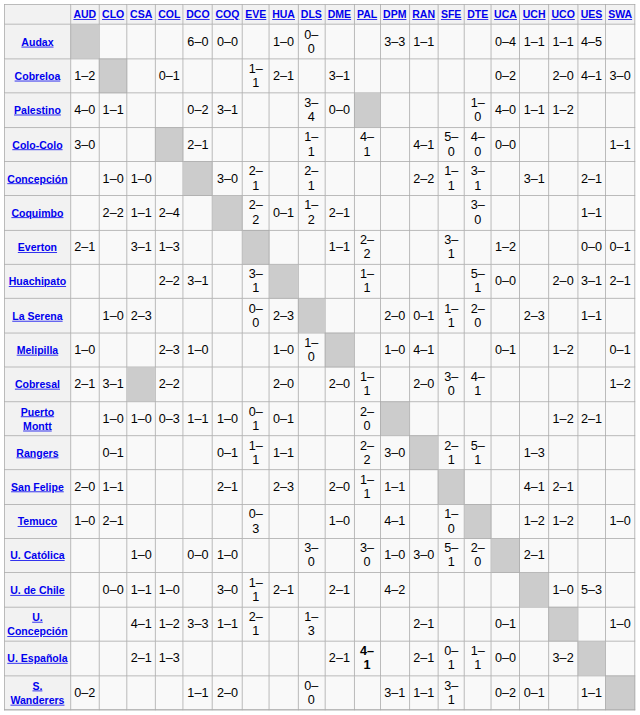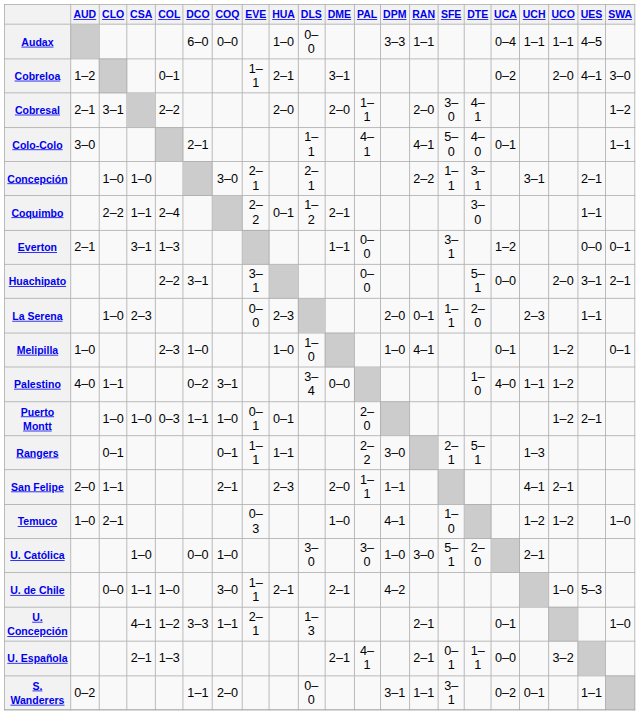rows swapped: (37, 385) <-> (37, 111)
(506, 144) 0–0 -> (506, 144) 0–1
(367, 247) 2–2 -> (367, 247) 0–0
(367, 281) 1–1 -> (367, 281) 0–0
(367, 658) bold -> (367, 658) normal
